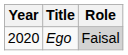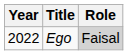(24, 38) 2020 -> (24, 38) 2022
